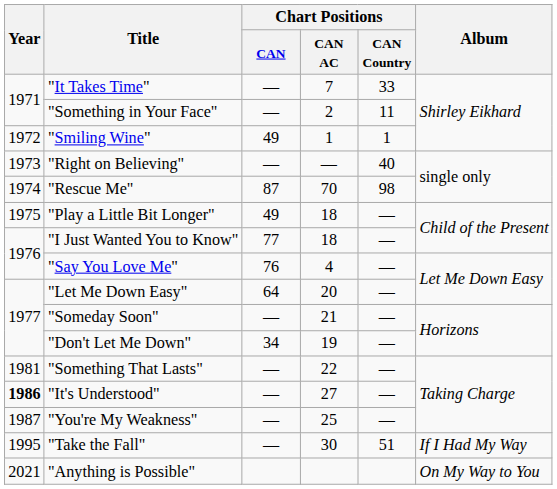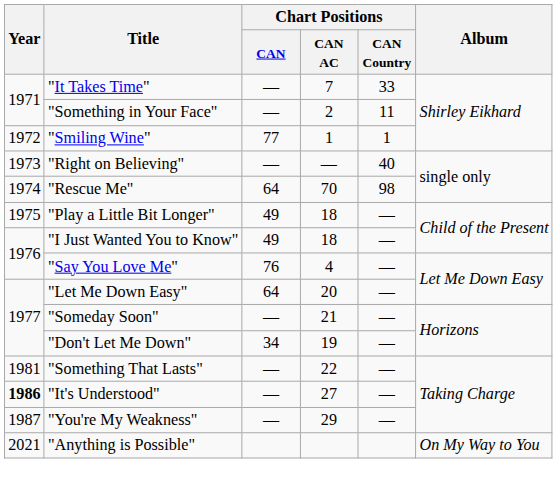(271, 138) 49 -> (271, 138) 77
(271, 189) 87 -> (271, 189) 64
(271, 240) 77 -> (271, 240) 49
(329, 419) 25 -> (329, 419) 29
- row: (97, 445)
